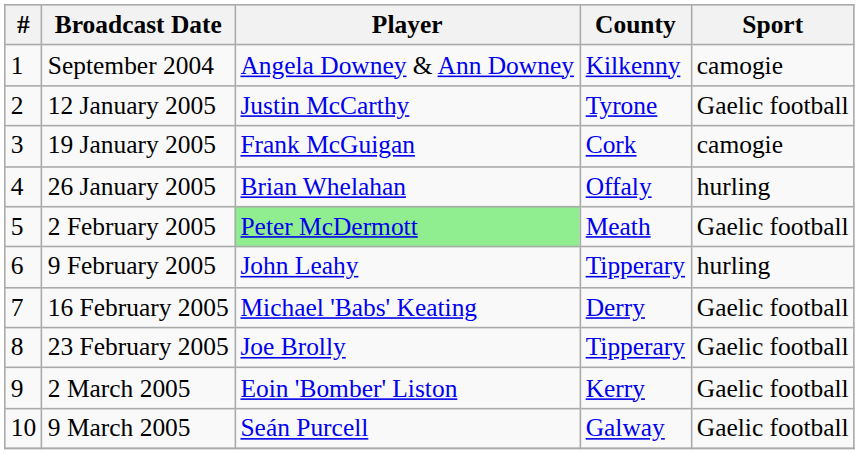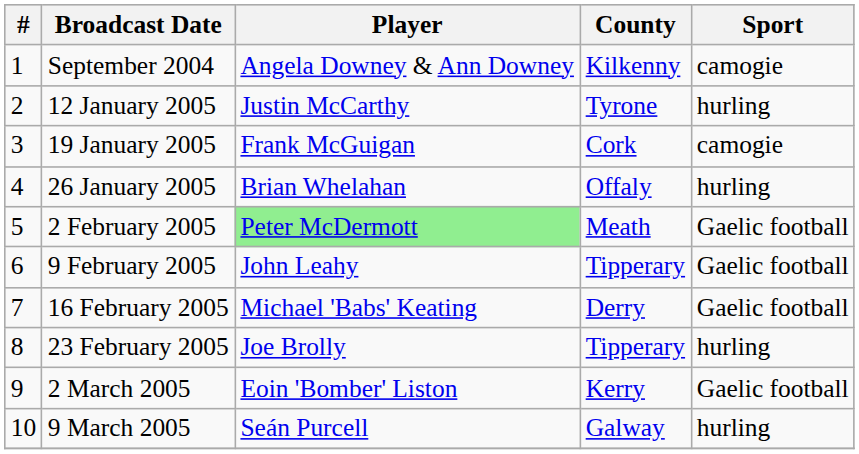(773, 105) Gaelic football -> (734, 105) hurling
(734, 266) hurling -> (773, 266) Gaelic football
(773, 347) Gaelic football -> (734, 347) hurling
(773, 428) Gaelic football -> (734, 428) hurling
